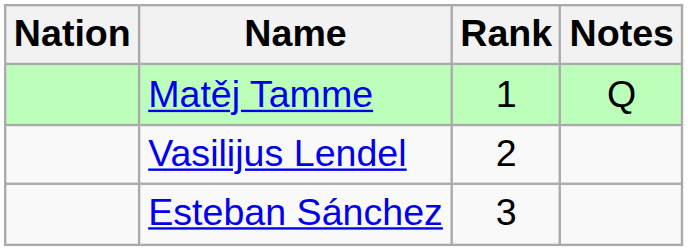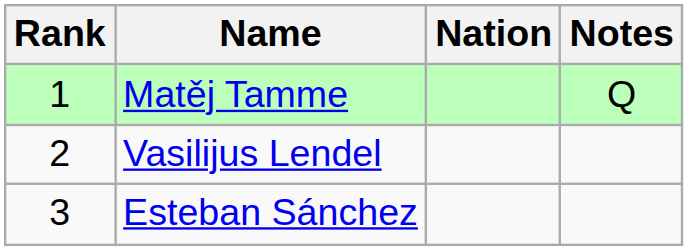columns swapped: (506, 34) <-> (72, 34)
